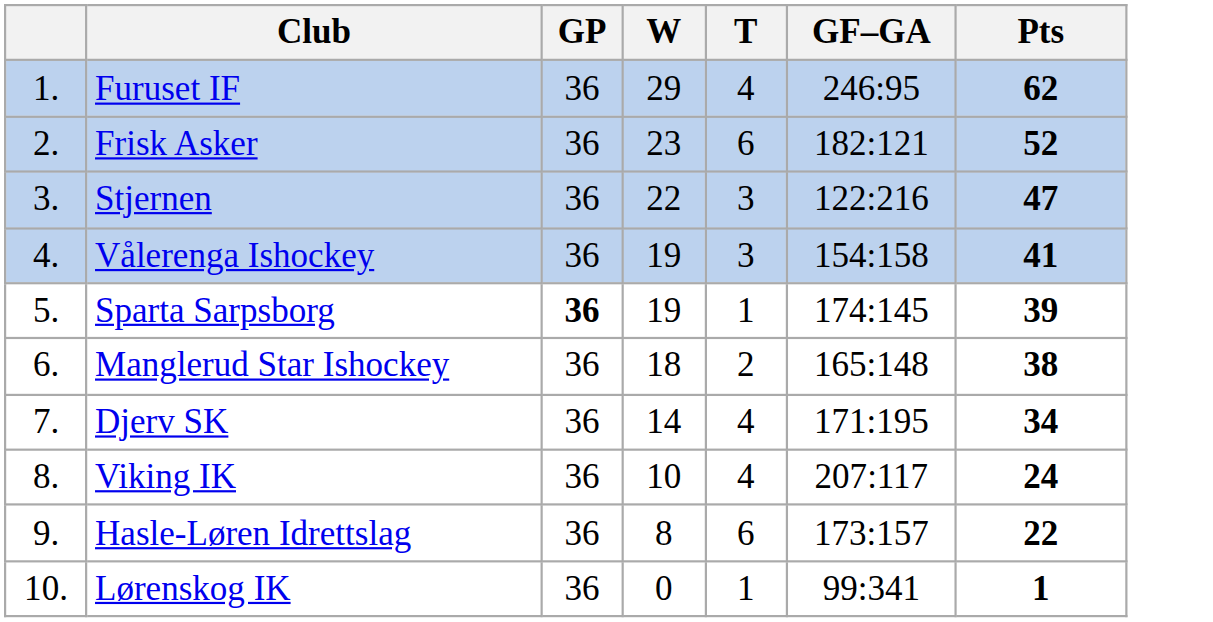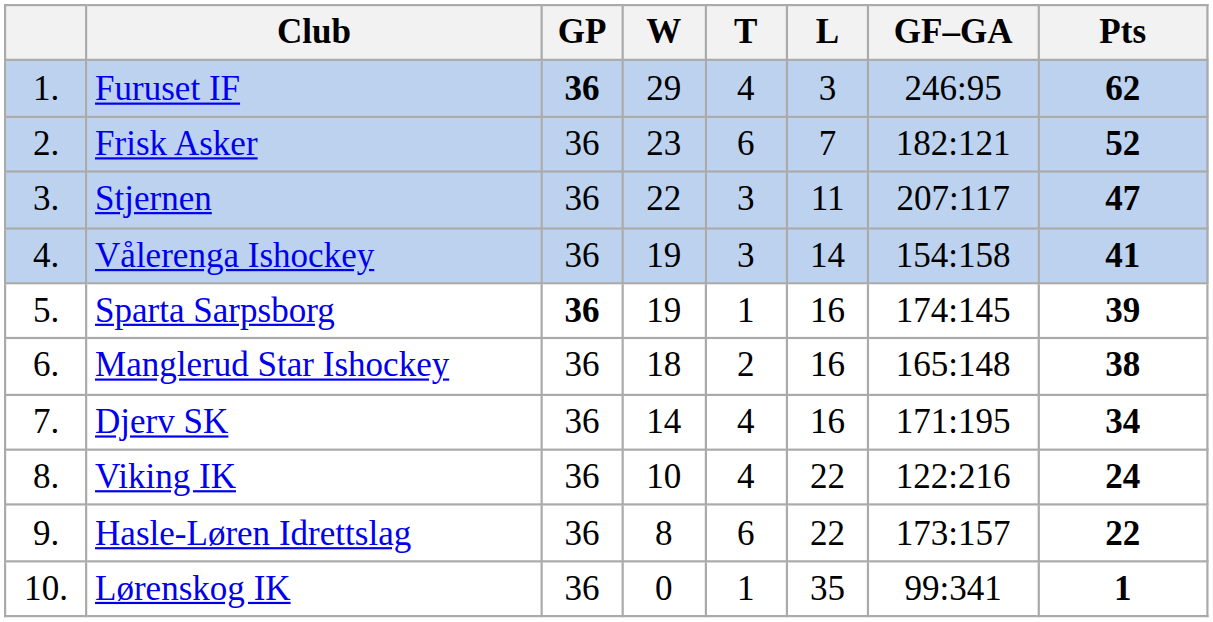+ column: (828, 32)
(582, 87) normal -> (582, 87) bold
(871, 198) 122:216 -> (953, 198) 207:117
(871, 476) 207:117 -> (953, 476) 122:216
